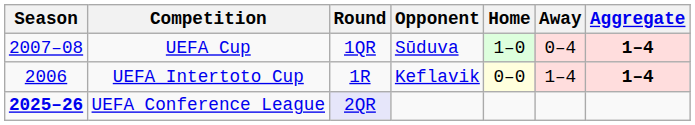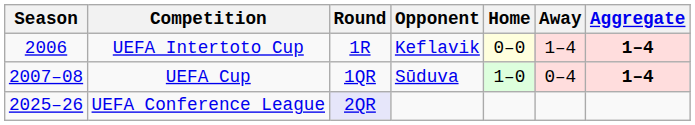rows swapped: (208, 77) <-> (208, 48)
(46, 106) bold -> (46, 106) normal
